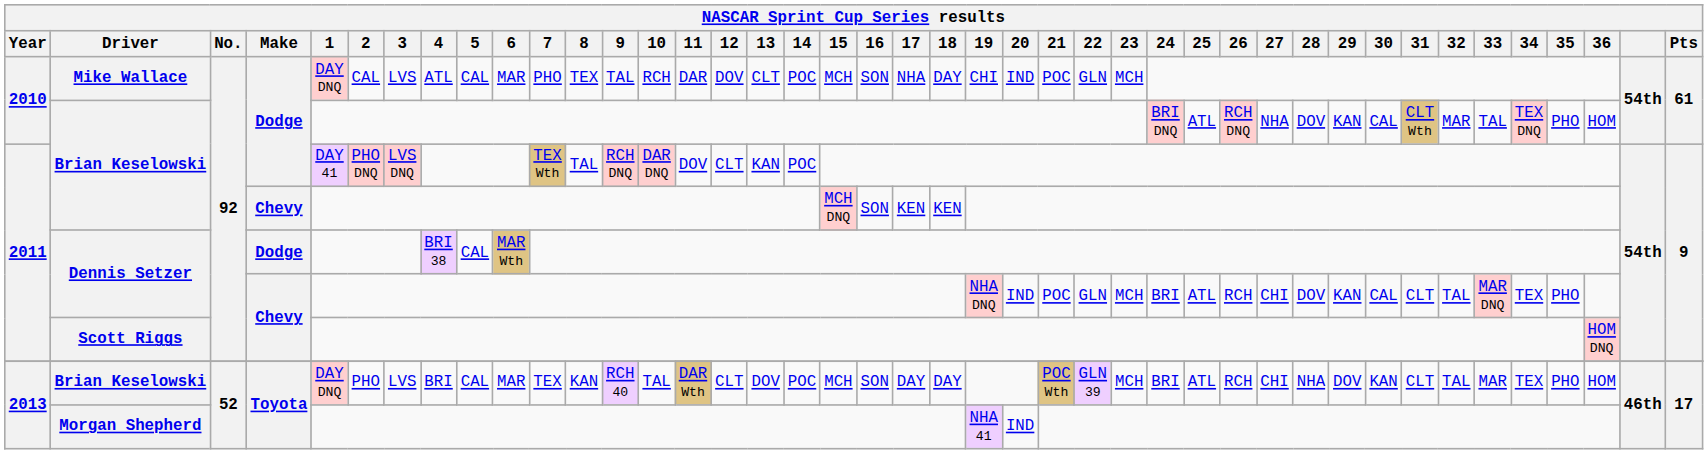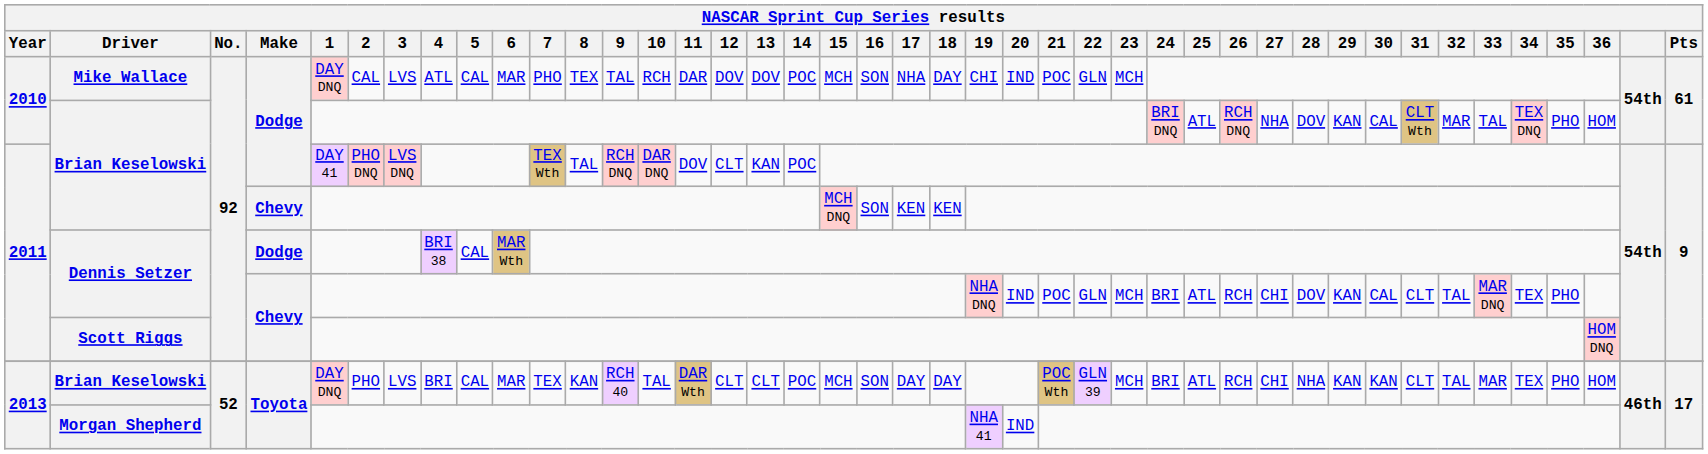(766, 78) CLT -> (766, 78) DOV
(766, 383) DOV -> (766, 383) CLT
(1347, 383) DOV -> (1347, 383) KAN
